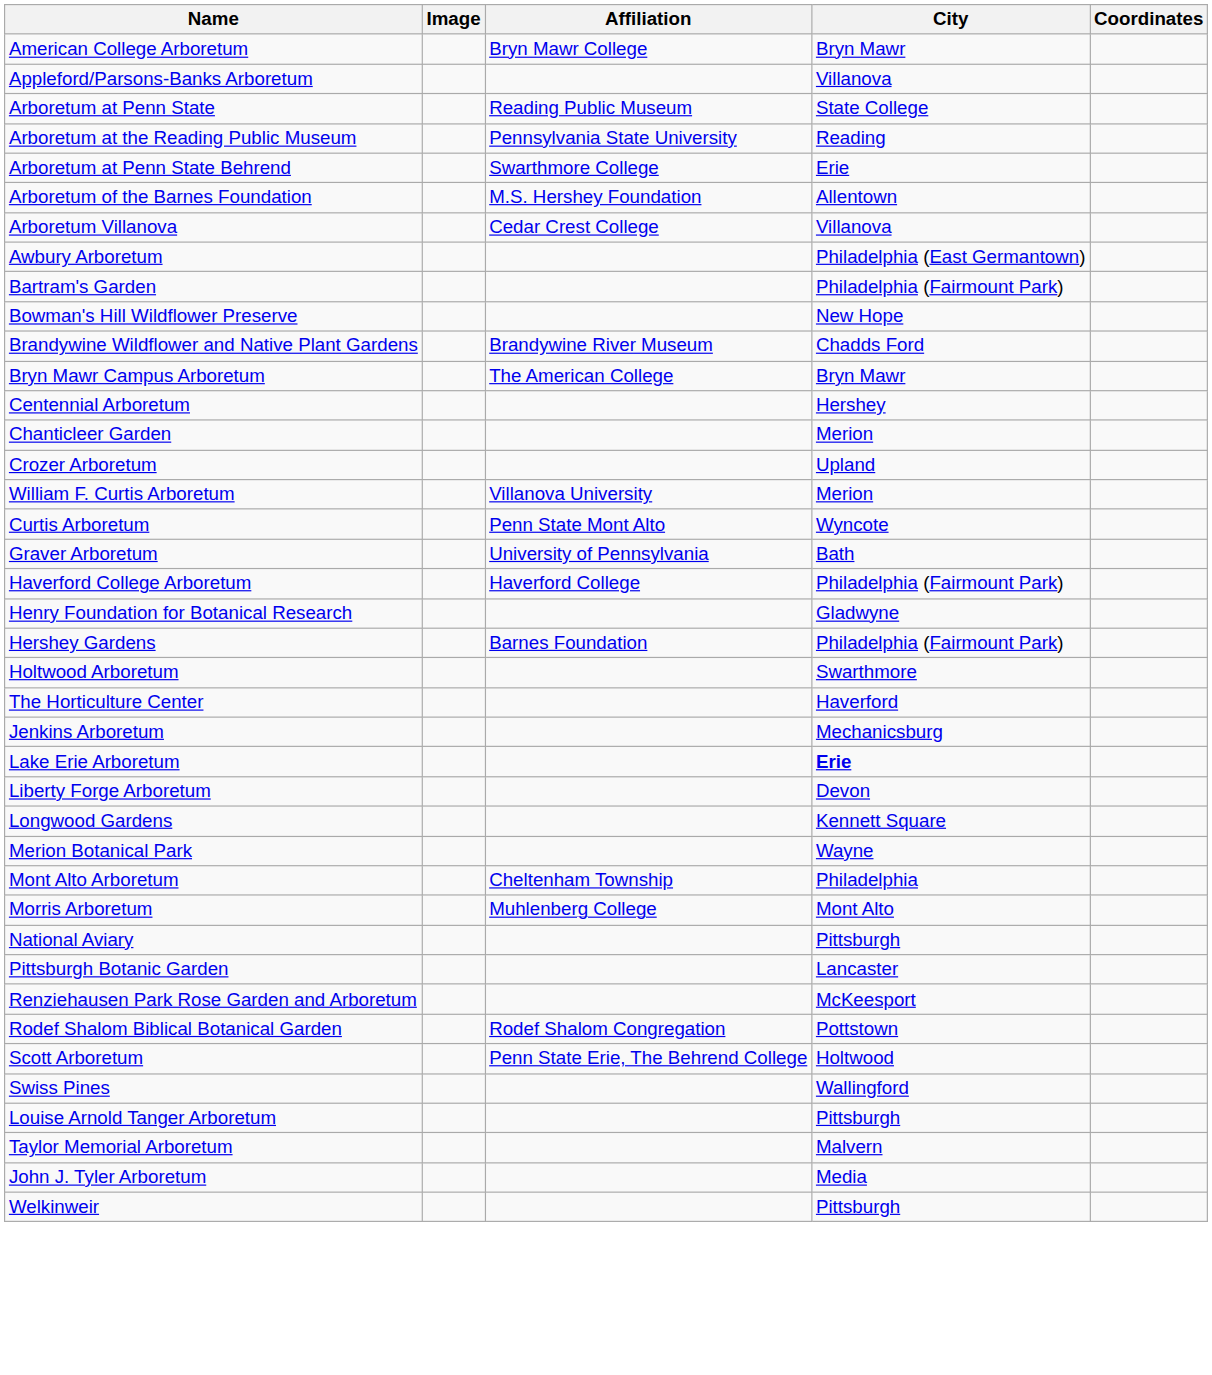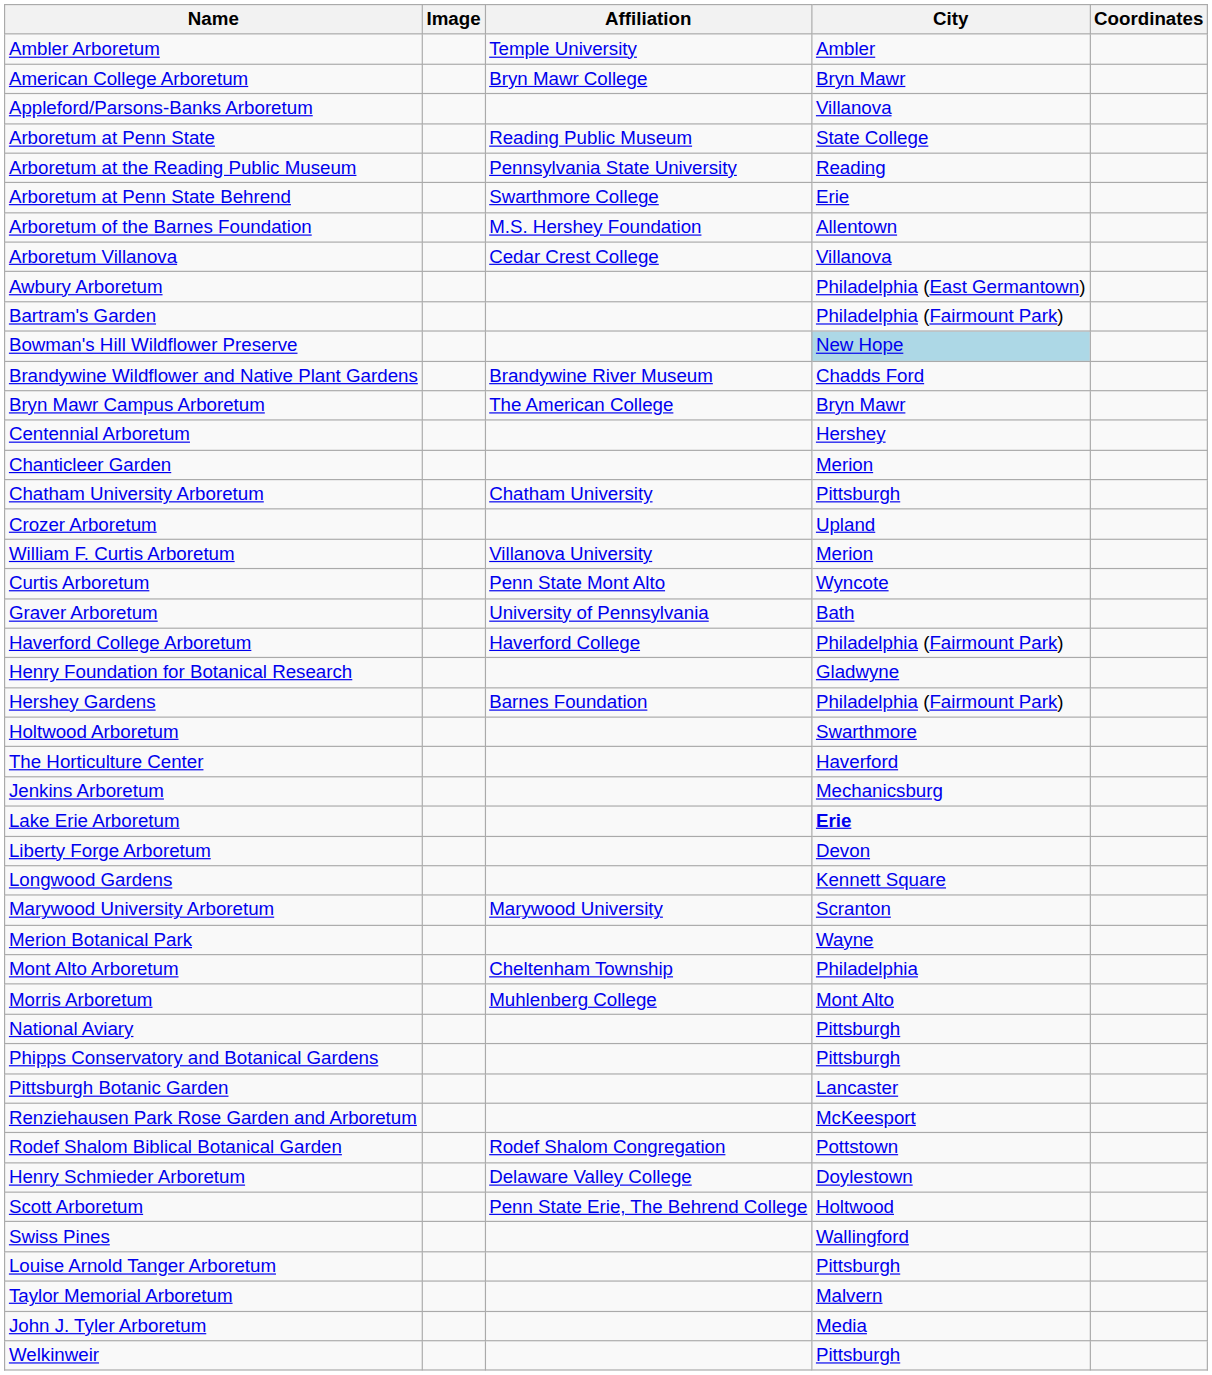+ row: (84, 49)
(860, 316) no background -> (860, 345) lightblue background
+ row: (136, 494)
+ row: (142, 910)
+ row: (194, 1058)
+ row: (127, 1177)
